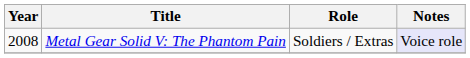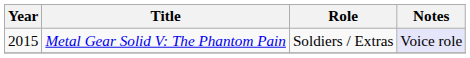(23, 40) 2008 -> (23, 40) 2015
